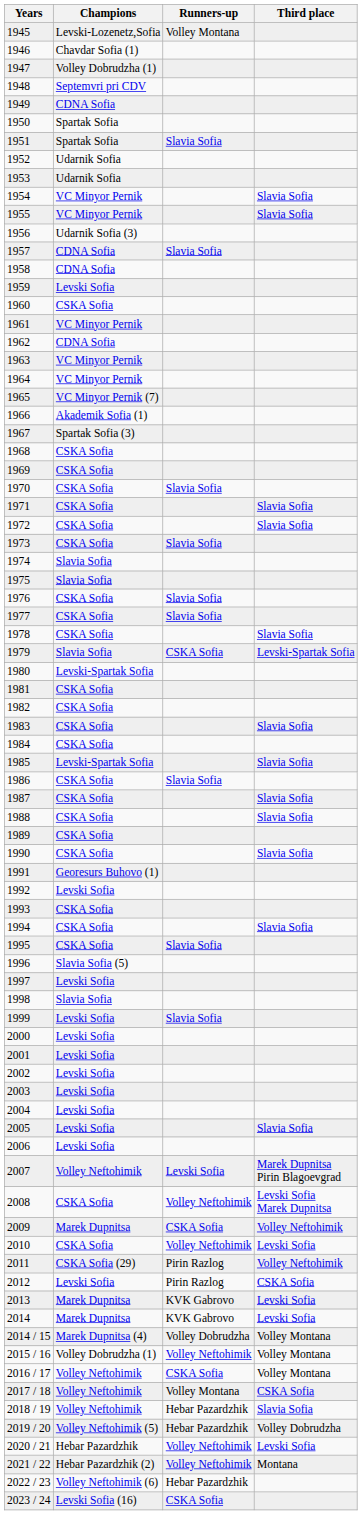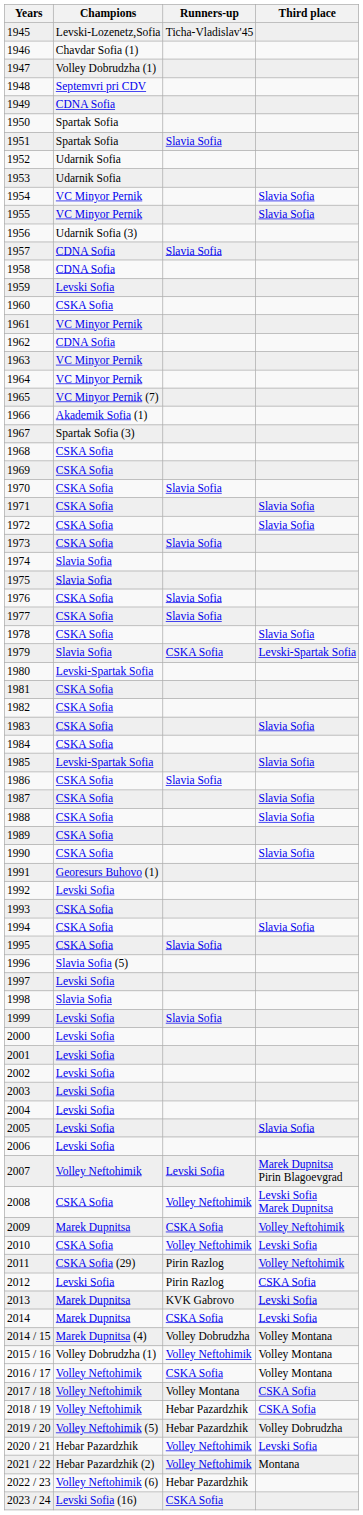(203, 31) Volley Montana -> (209, 31) Ticha-Vladislav'45
(200, 1318) KVK Gabrovo -> (194, 1318) CSKA Sofia
(285, 1409) Slavia Sofia -> (287, 1409) CSKA Sofia
